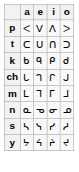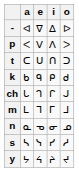+ row: (12, 28)
